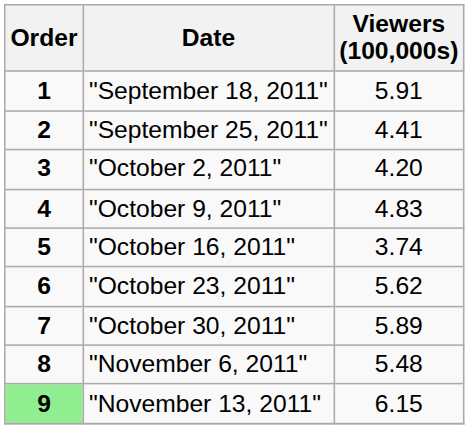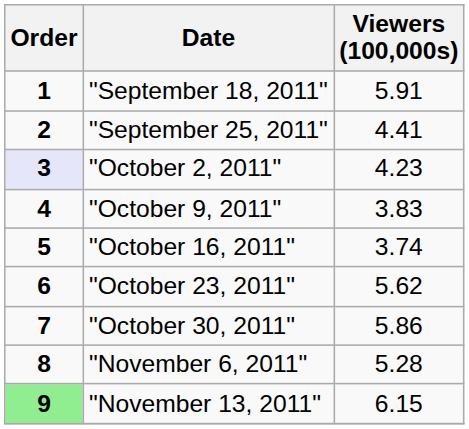(44, 168) no background -> (44, 168) lavender background
(399, 168) 4.20 -> (399, 168) 4.23
(399, 208) 4.83 -> (399, 208) 3.83
(399, 325) 5.89 -> (399, 325) 5.86
(399, 364) 5.48 -> (399, 364) 5.28
